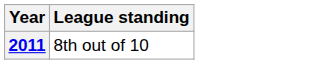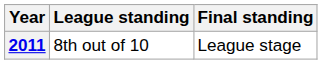+ column: (255, 18)
